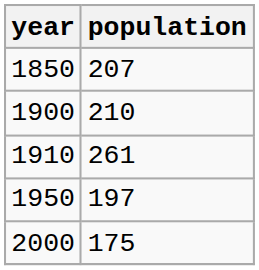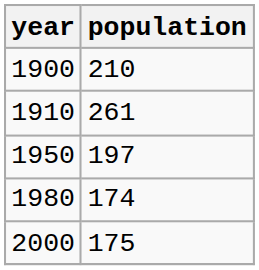- row: (43, 70)
+ row: (43, 200)
